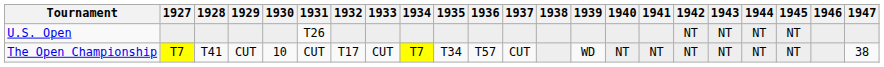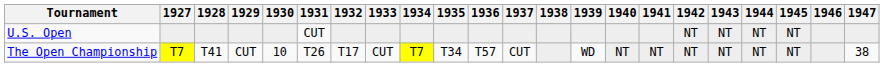(314, 34) T26 -> (314, 34) CUT
(314, 53) CUT -> (314, 53) T26
